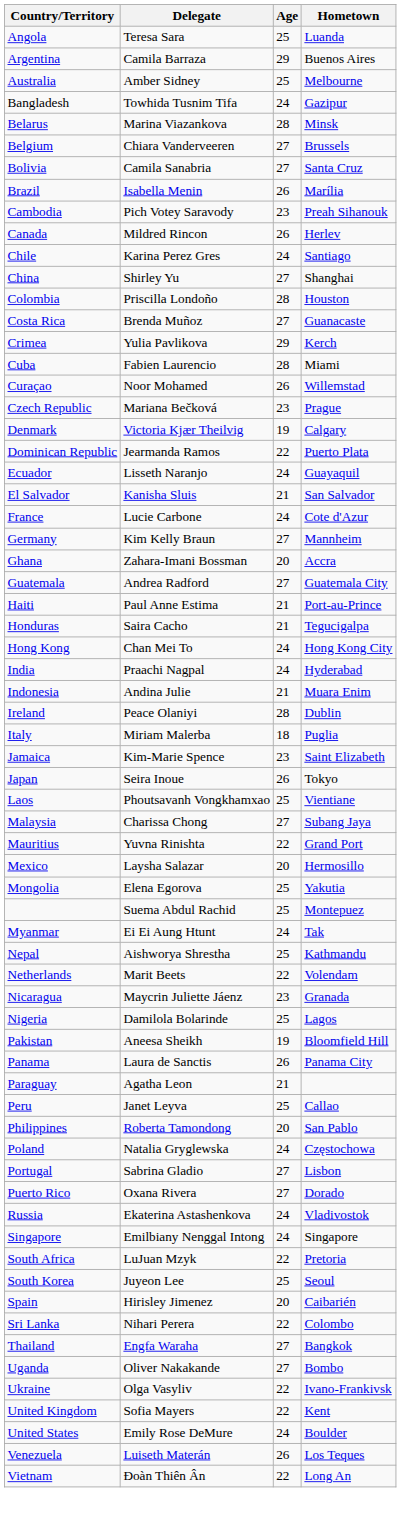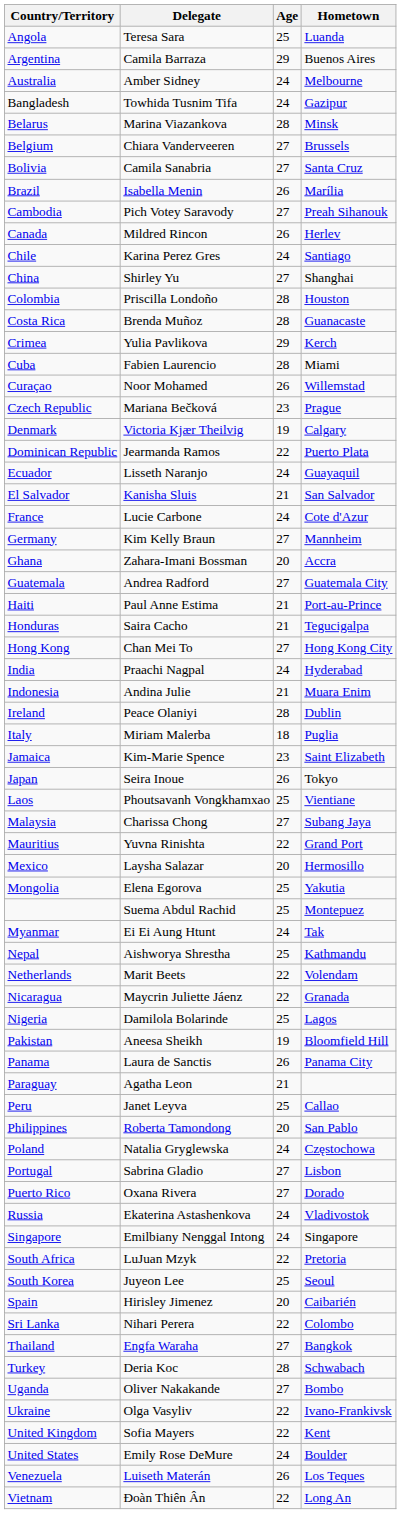(283, 81) 25 -> (283, 81) 24
(283, 211) 23 -> (283, 211) 27
(283, 320) 27 -> (283, 320) 28
(283, 647) 24 -> (283, 647) 27
(283, 996) 23 -> (283, 996) 22
+ row: (26, 1367)
